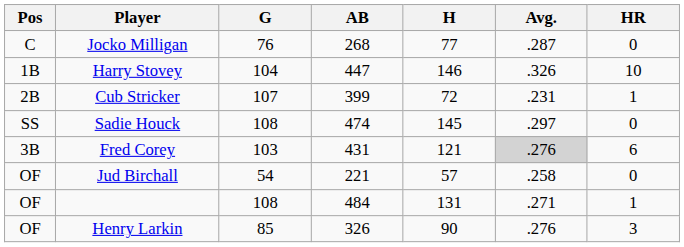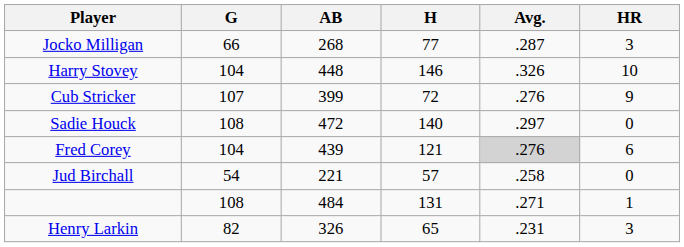- column: (30, 17)
(265, 44) 76 -> (231, 44) 66
(633, 44) 0 -> (629, 44) 3
(357, 70) 447 -> (331, 70) 448
(541, 96) .231 -> (530, 96) .276
(633, 96) 1 -> (629, 96) 9
(357, 123) 474 -> (331, 123) 472
(449, 123) 145 -> (430, 123) 140
(265, 149) 103 -> (231, 149) 104
(357, 149) 431 -> (331, 149) 439
(265, 228) 85 -> (231, 228) 82
(449, 228) 90 -> (430, 228) 65
(541, 228) .276 -> (530, 228) .231
